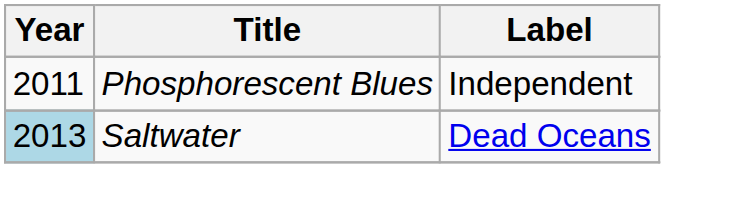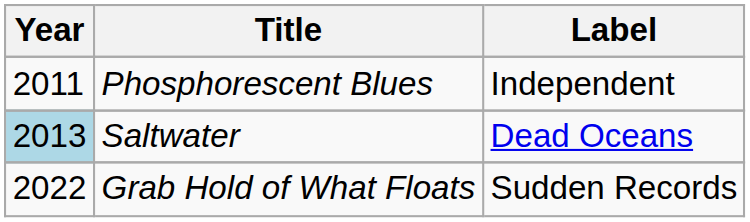+ row: (288, 188)
